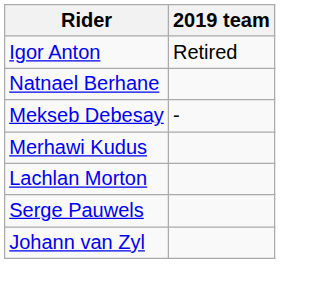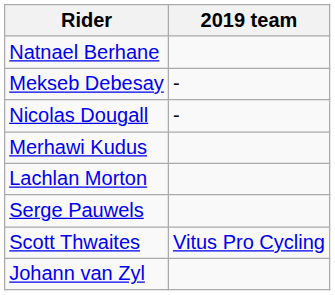- row: (55, 52)
+ row: (79, 115)
+ row: (75, 242)
